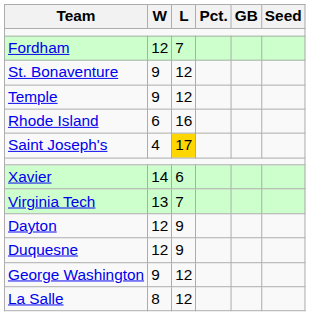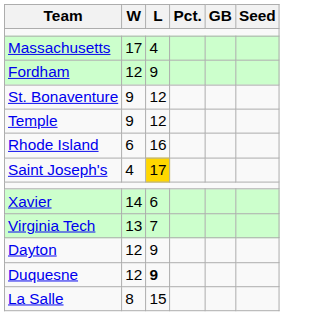+ row: (59, 48)
(180, 48) 7 -> (154, 72) 9
(180, 250) normal -> (154, 274) bold
- row: (76, 274)
(184, 298) 12 -> (158, 298) 15
